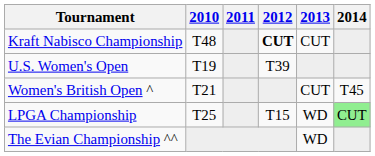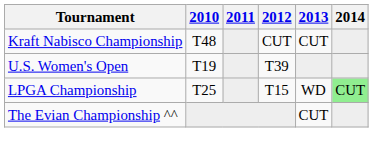(278, 41) bold -> (277, 41) normal
- row: (81, 90)
(315, 139) WD -> (313, 115) CUT
